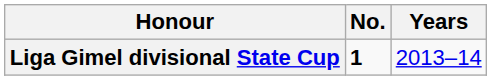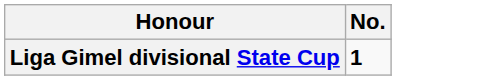- column: (439, 22)
